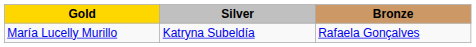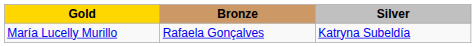columns swapped: (238, 14) <-> (393, 14)
